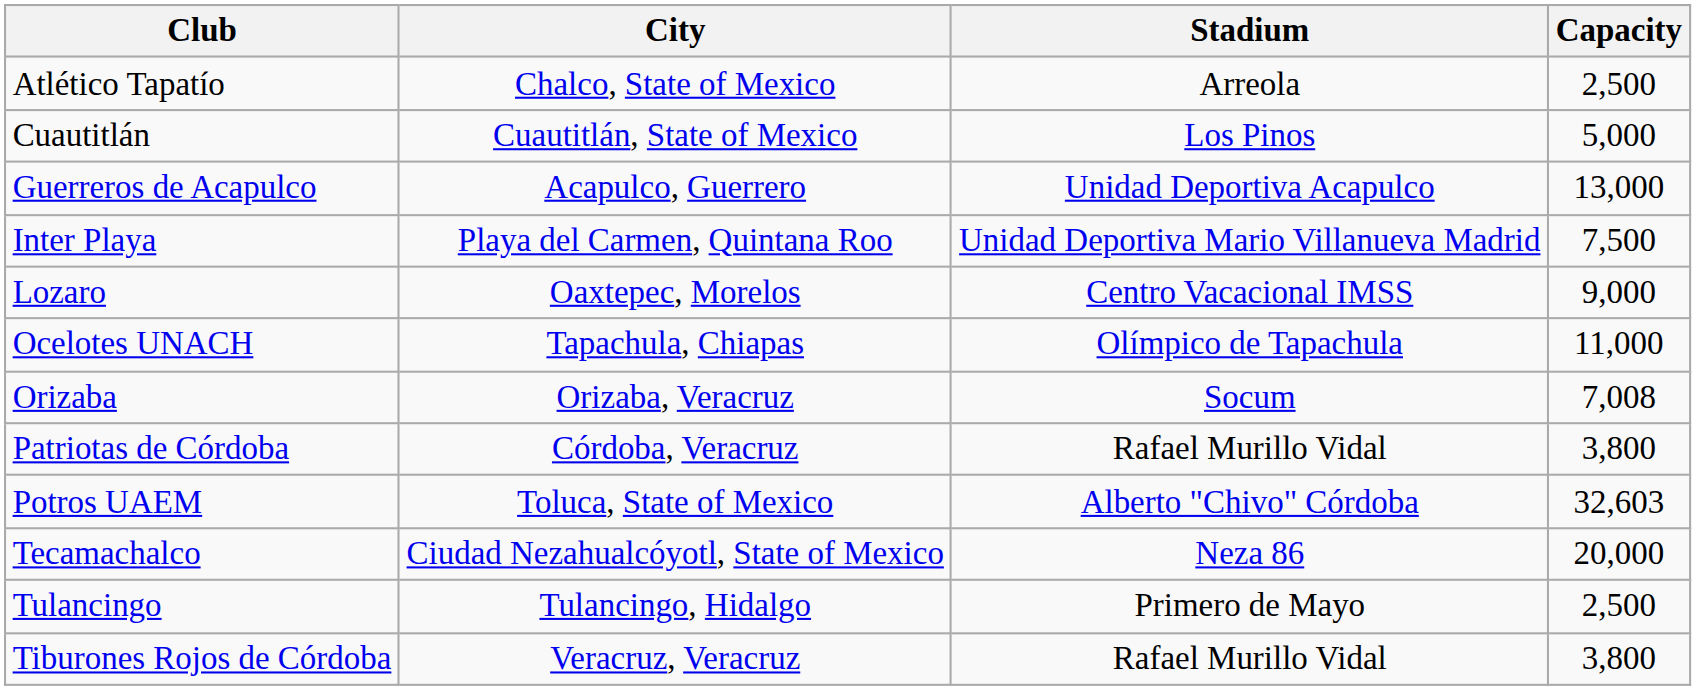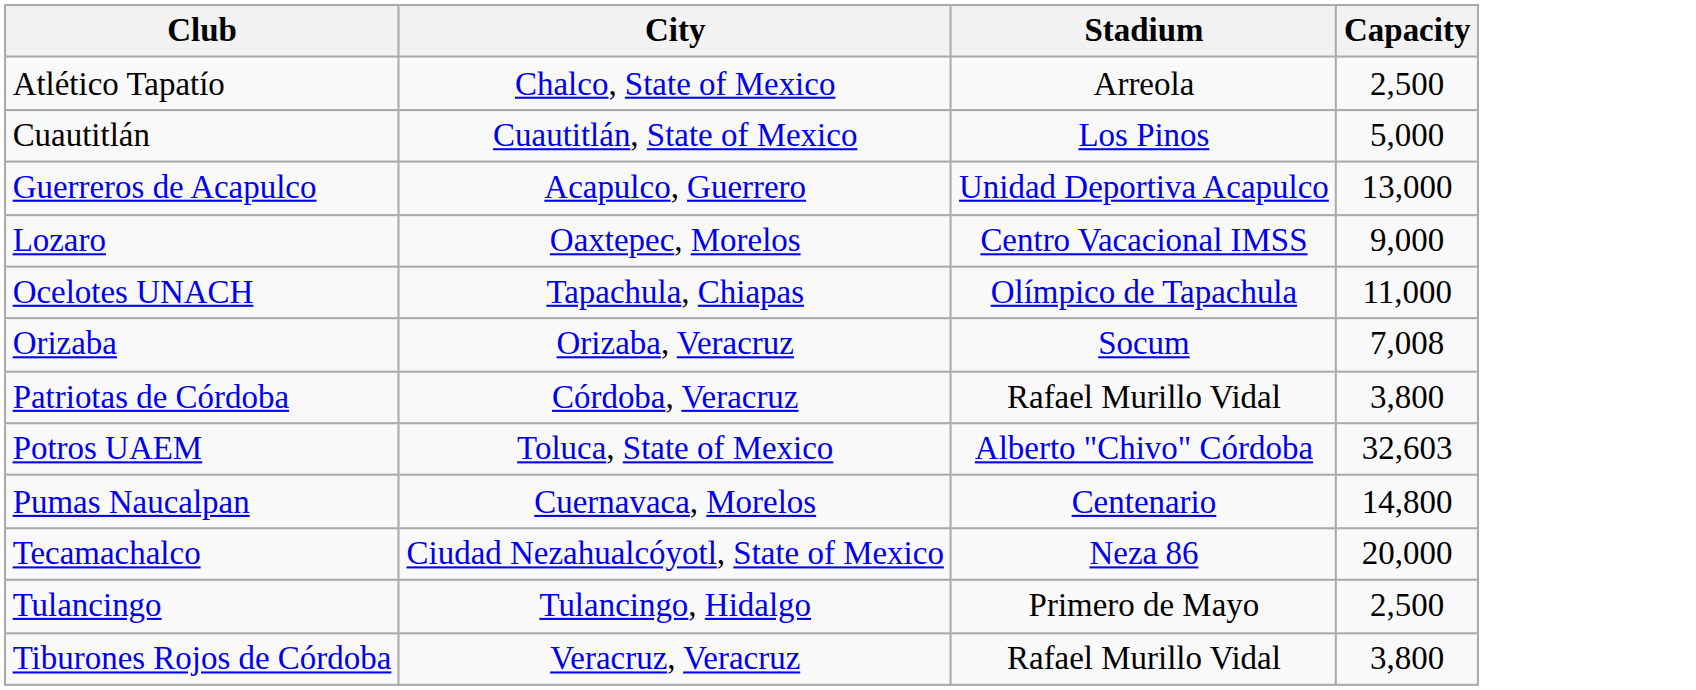- row: (84, 239)
+ row: (131, 501)
